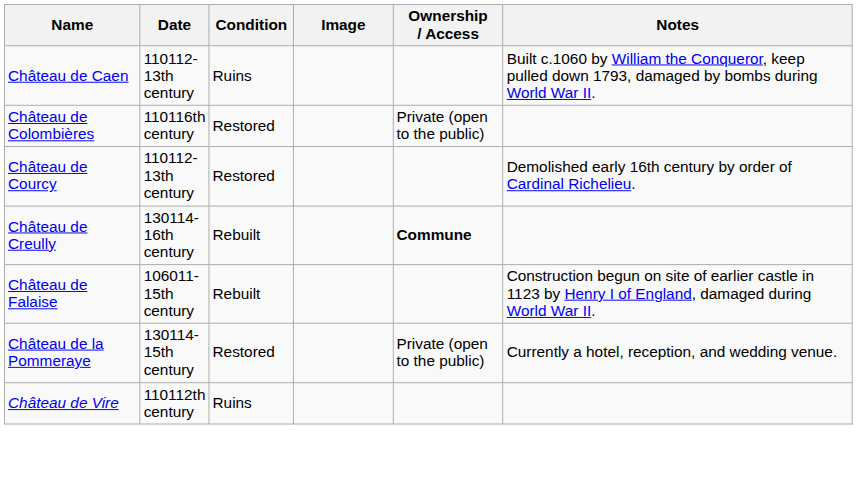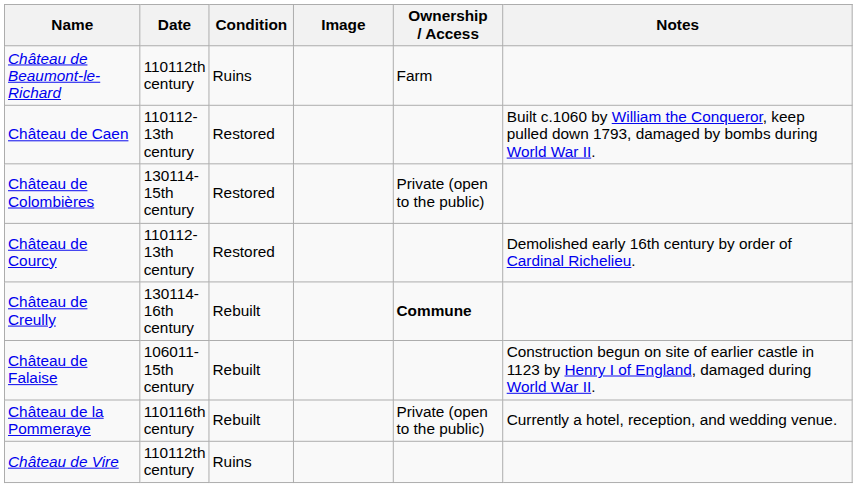+ row: (54, 75)
(232, 75) Ruins -> (244, 134) Restored
(175, 125) 110116th century -> (171, 193) 130114-15th century
(171, 352) 130114-15th century -> (175, 420) 110116th century
(244, 352) Restored -> (236, 420) Rebuilt
